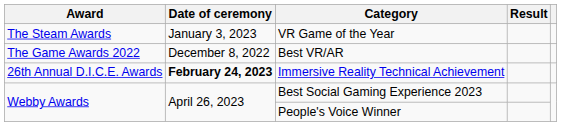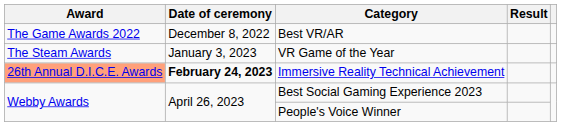rows swapped: (311, 53) <-> (336, 33)
(85, 72) no background -> (85, 72) lightsalmon background
